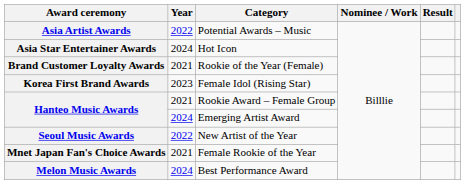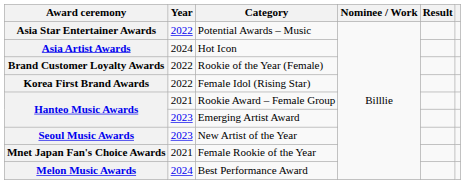(86, 30) Asia Artist Awards -> (86, 30) Asia Star Entertainer Awards
(86, 48) Asia Star Entertainer Awards -> (86, 48) Asia Artist Awards
(182, 65) 2021 -> (182, 65) 2022
(182, 83) 2023 -> (182, 83) 2022
(182, 118) 2024 -> (182, 118) 2023
(182, 135) 2022 -> (182, 135) 2023
